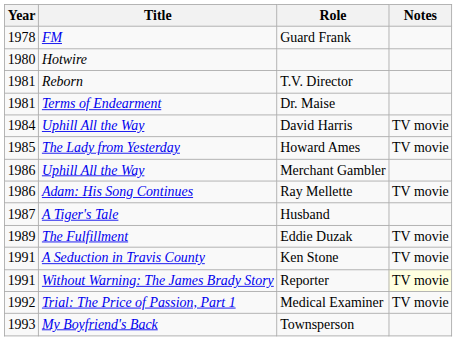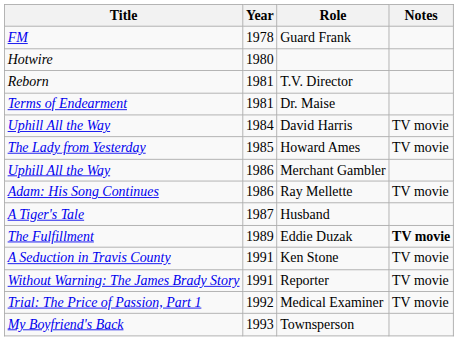columns swapped: (22, 15) <-> (158, 15)
(420, 236) normal -> (421, 236) bold
(420, 280) lightyellow background -> (420, 280) no background
